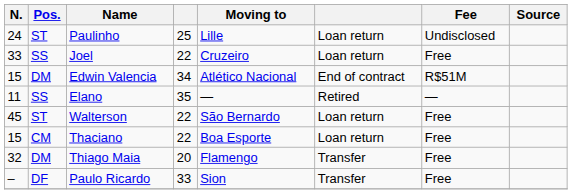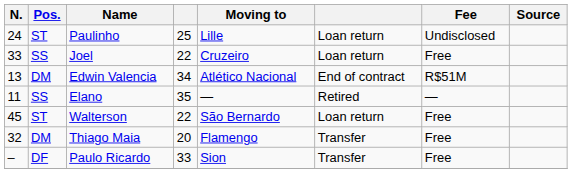(15, 76) 15 -> (15, 76) 13
- row: (96, 138)
